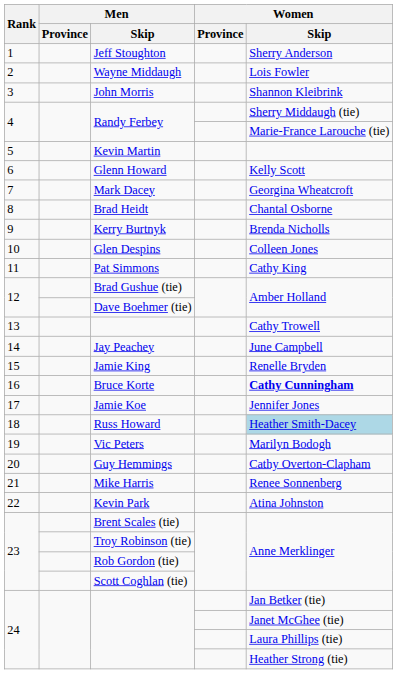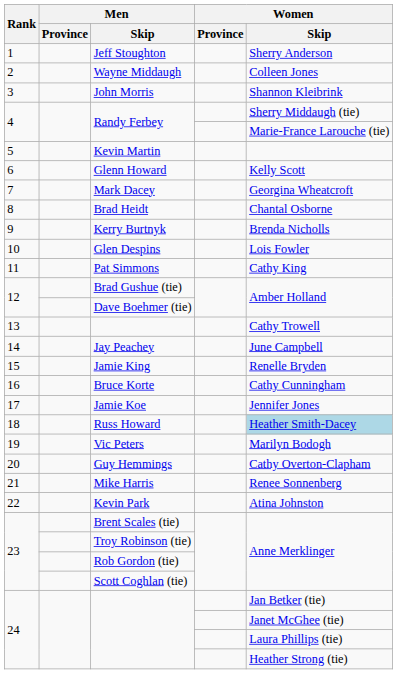(279, 72) Lois Fowler -> (284, 72) Colleen Jones
(284, 248) Colleen Jones -> (279, 248) Lois Fowler
(301, 385) bold -> (297, 385) normal
